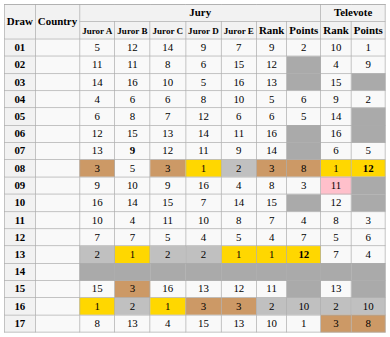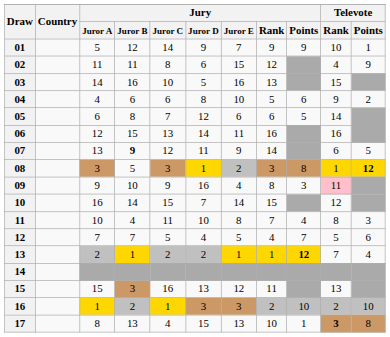(304, 47) 2 -> (304, 47) 9
(336, 323) normal -> (336, 323) bold
